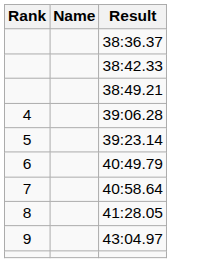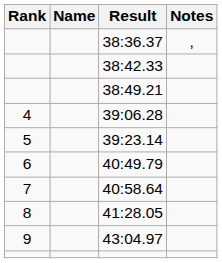+ column: (192, 16)
